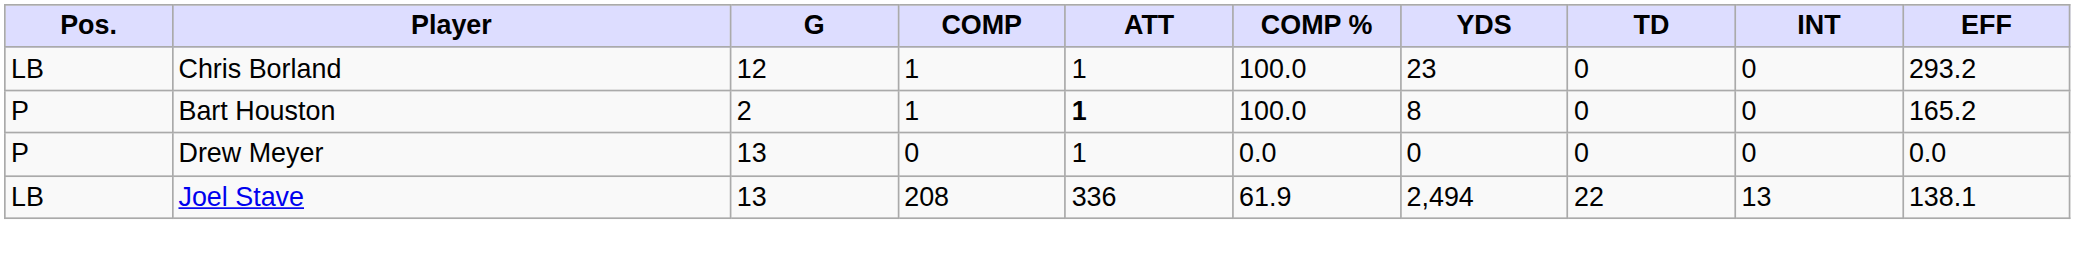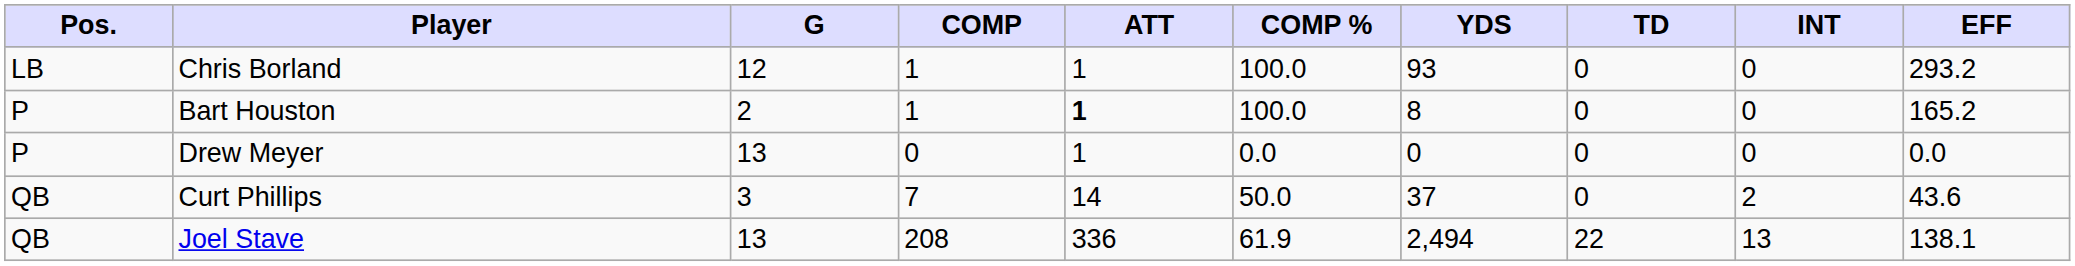(1421, 68) 23 -> (1421, 68) 93
+ row: (250, 196)
(27, 196) LB -> (30, 238) QB
